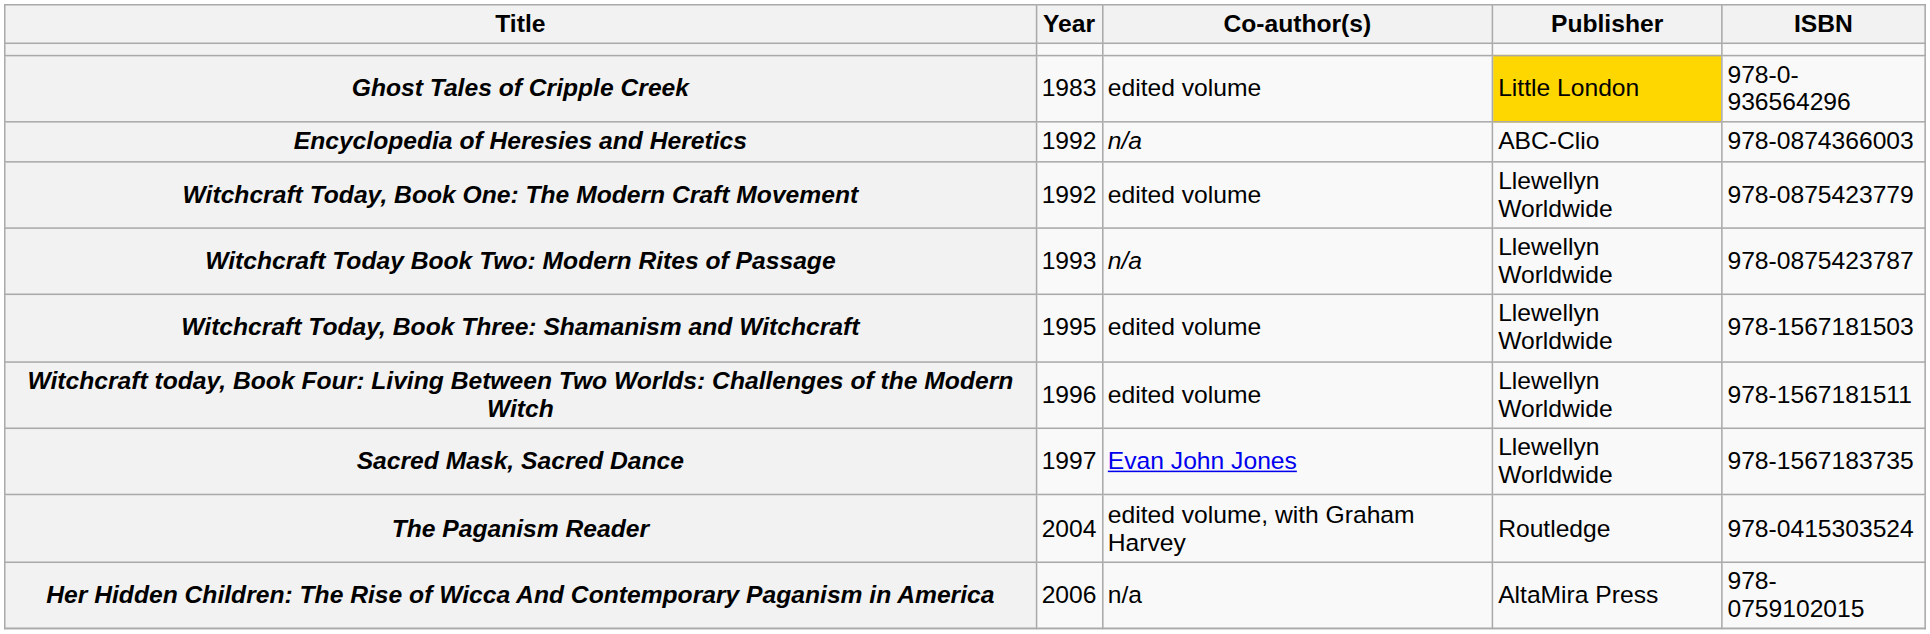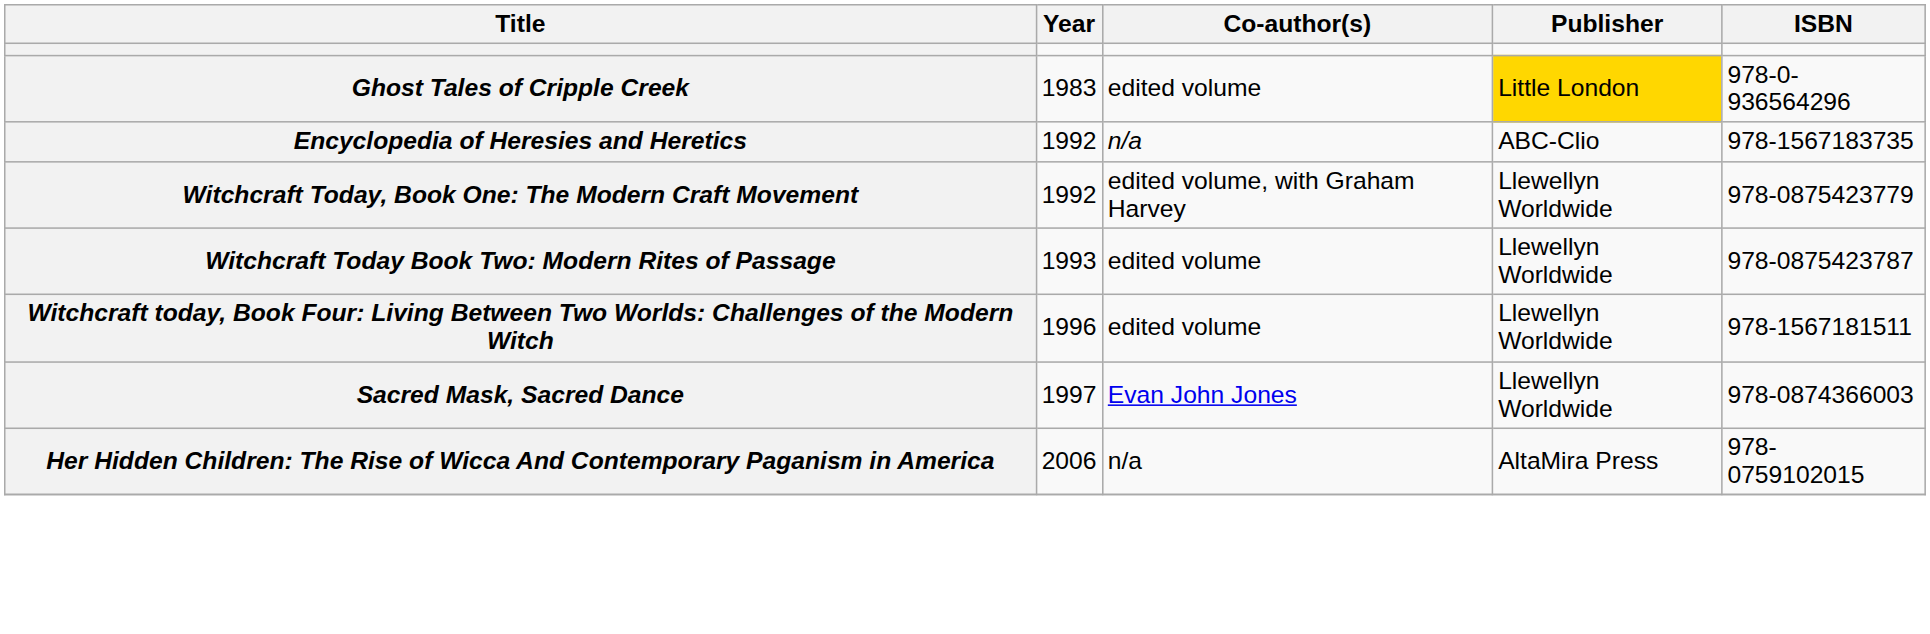(1821, 141) 978-0874366003 -> (1821, 141) 978-1567183735
(1185, 194) edited volume -> (1261, 194) edited volume, with Graham Harvey
(1125, 261) n/a -> (1185, 261) edited volume
- row: (520, 327)
(1821, 461) 978-1567183735 -> (1821, 394) 978-0874366003
- row: (520, 528)
